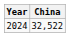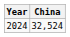(47, 26) 32,522 -> (47, 26) 32,524
